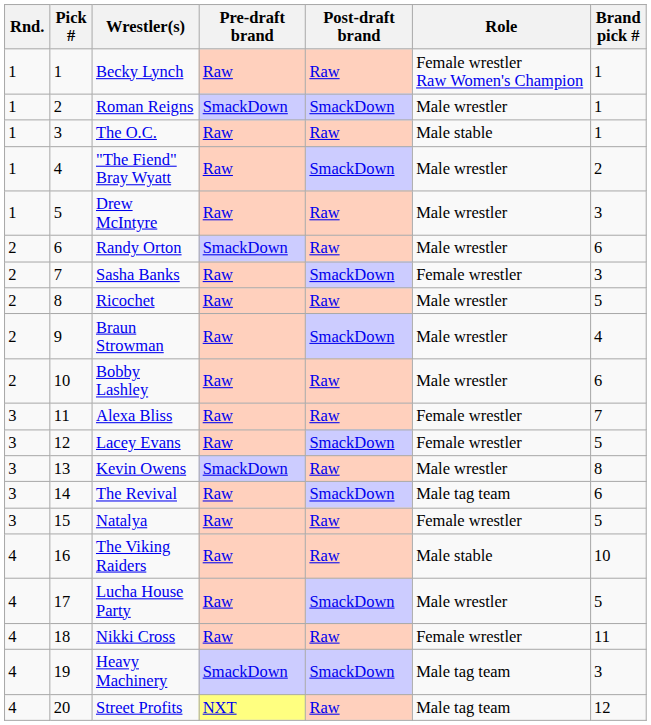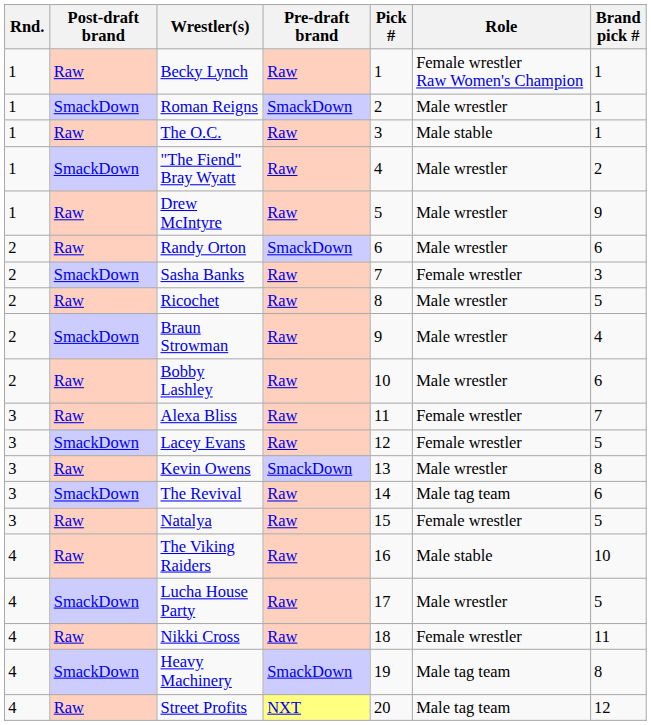columns swapped: (71, 26) <-> (359, 26)
(598, 213) 3 -> (598, 213) 9
(598, 671) 3 -> (598, 671) 8
